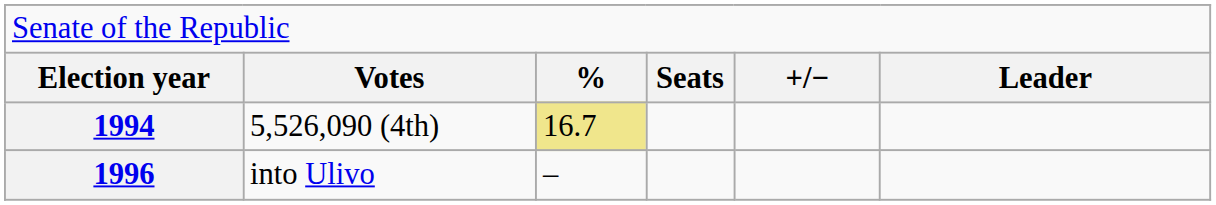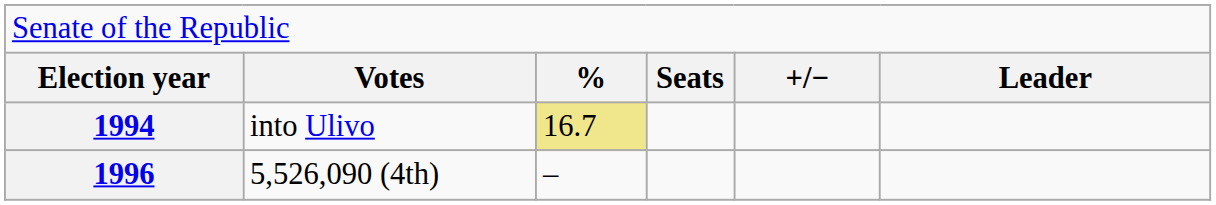(345, 125) 5,526,090 (4th) -> (312, 125) into Ulivo
(312, 174) into Ulivo -> (345, 174) 5,526,090 (4th)
